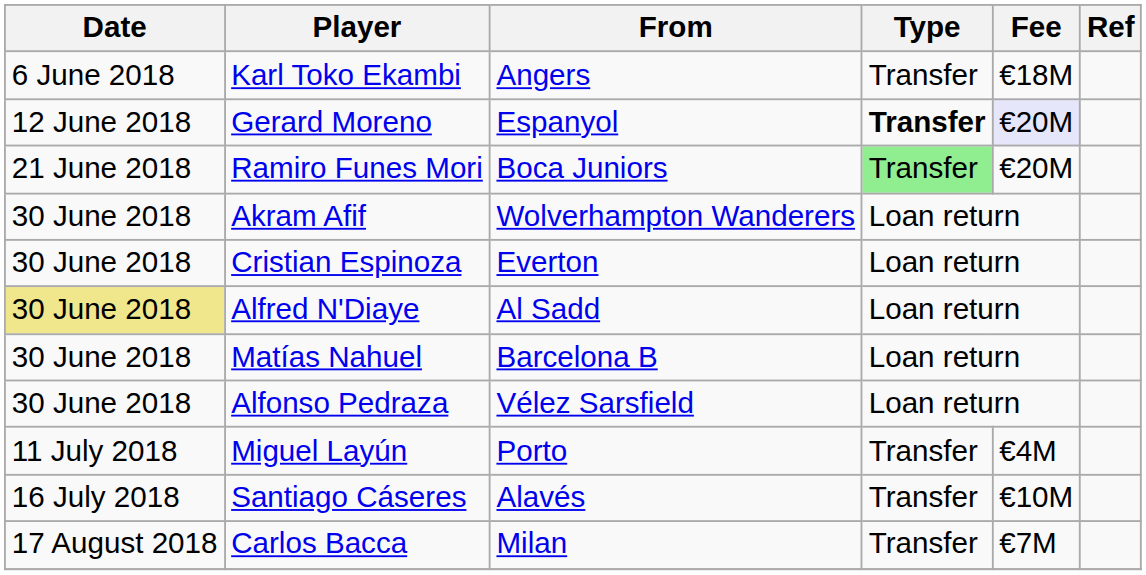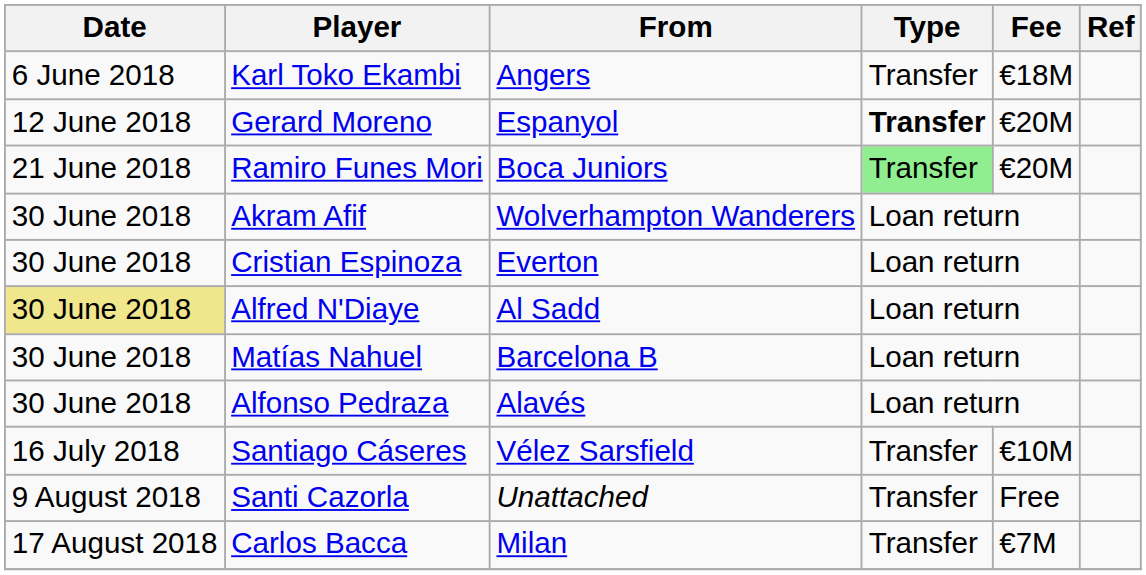(1036, 121) lavender background -> (1036, 121) no background
(595, 403) Vélez Sarsfield -> (541, 403) Alavés
- row: (319, 450)
(541, 497) Alavés -> (595, 450) Vélez Sarsfield
+ row: (320, 497)
